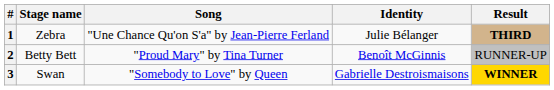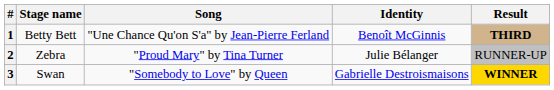(51, 34) Zebra -> (51, 34) Betty Bett
(402, 34) Julie Bélanger -> (402, 34) Benoît McGinnis
(51, 54) Betty Bett -> (51, 54) Zebra
(402, 54) Benoît McGinnis -> (402, 54) Julie Bélanger
